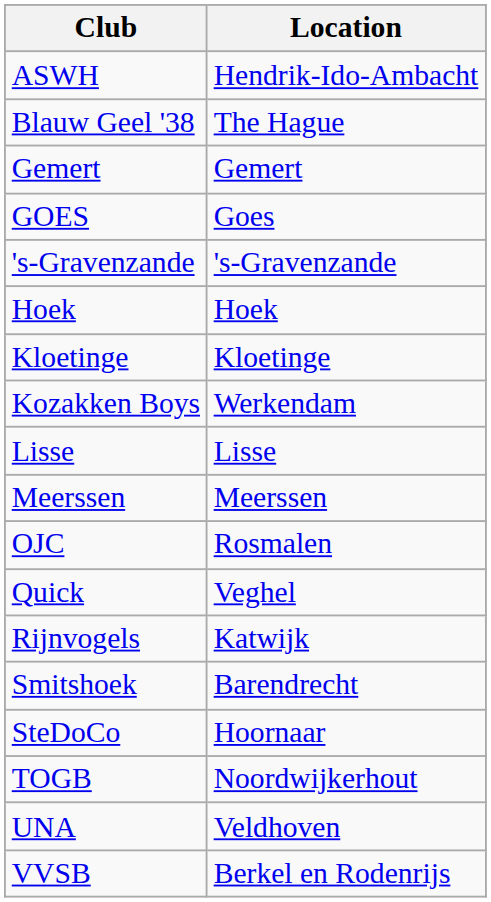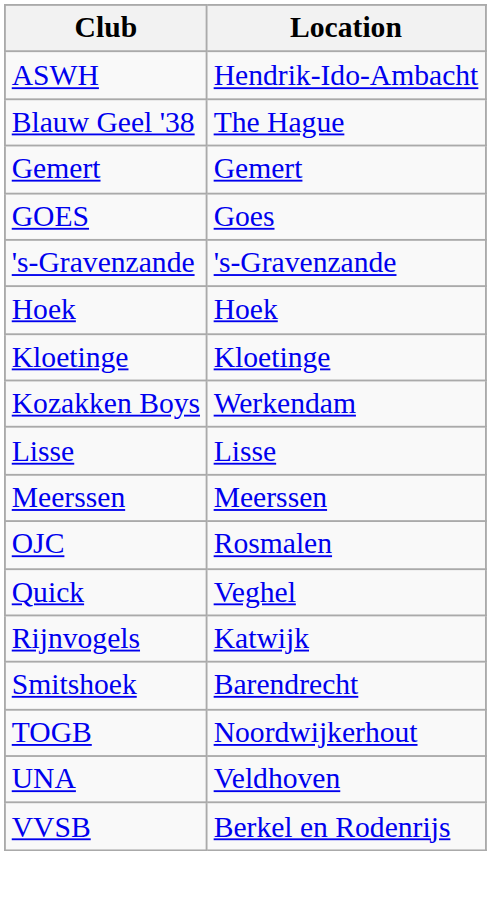- row: (66, 732)
